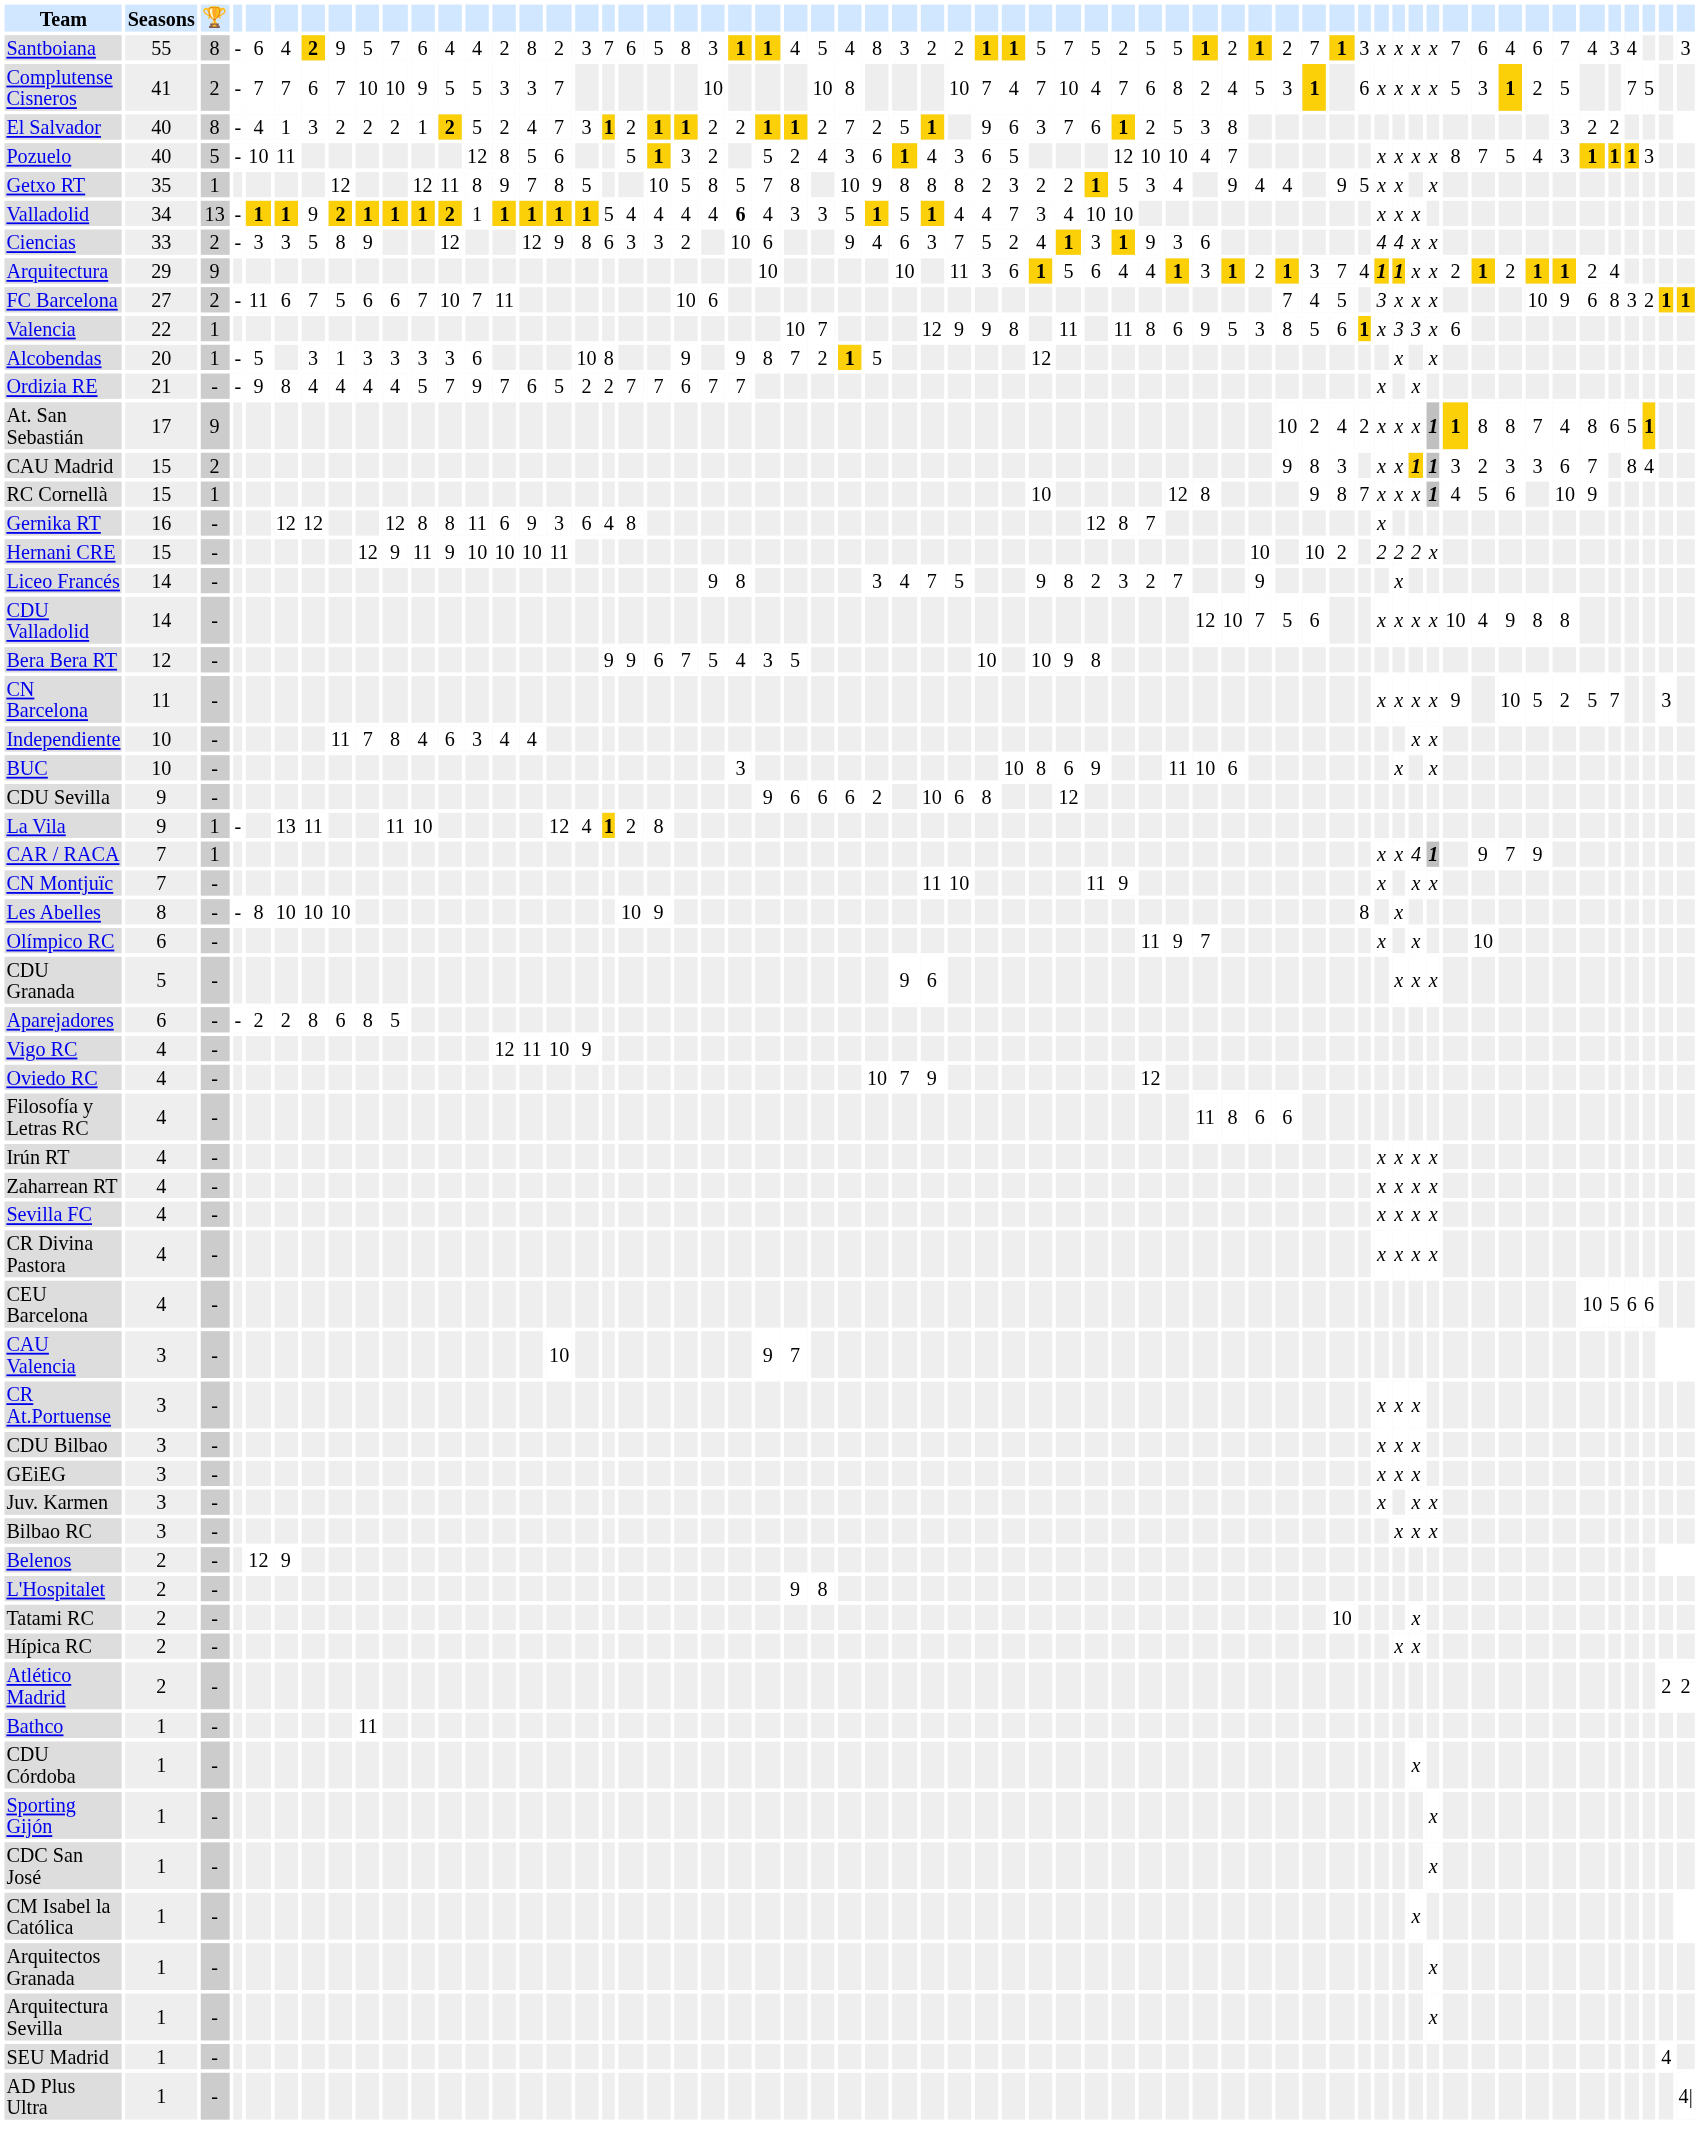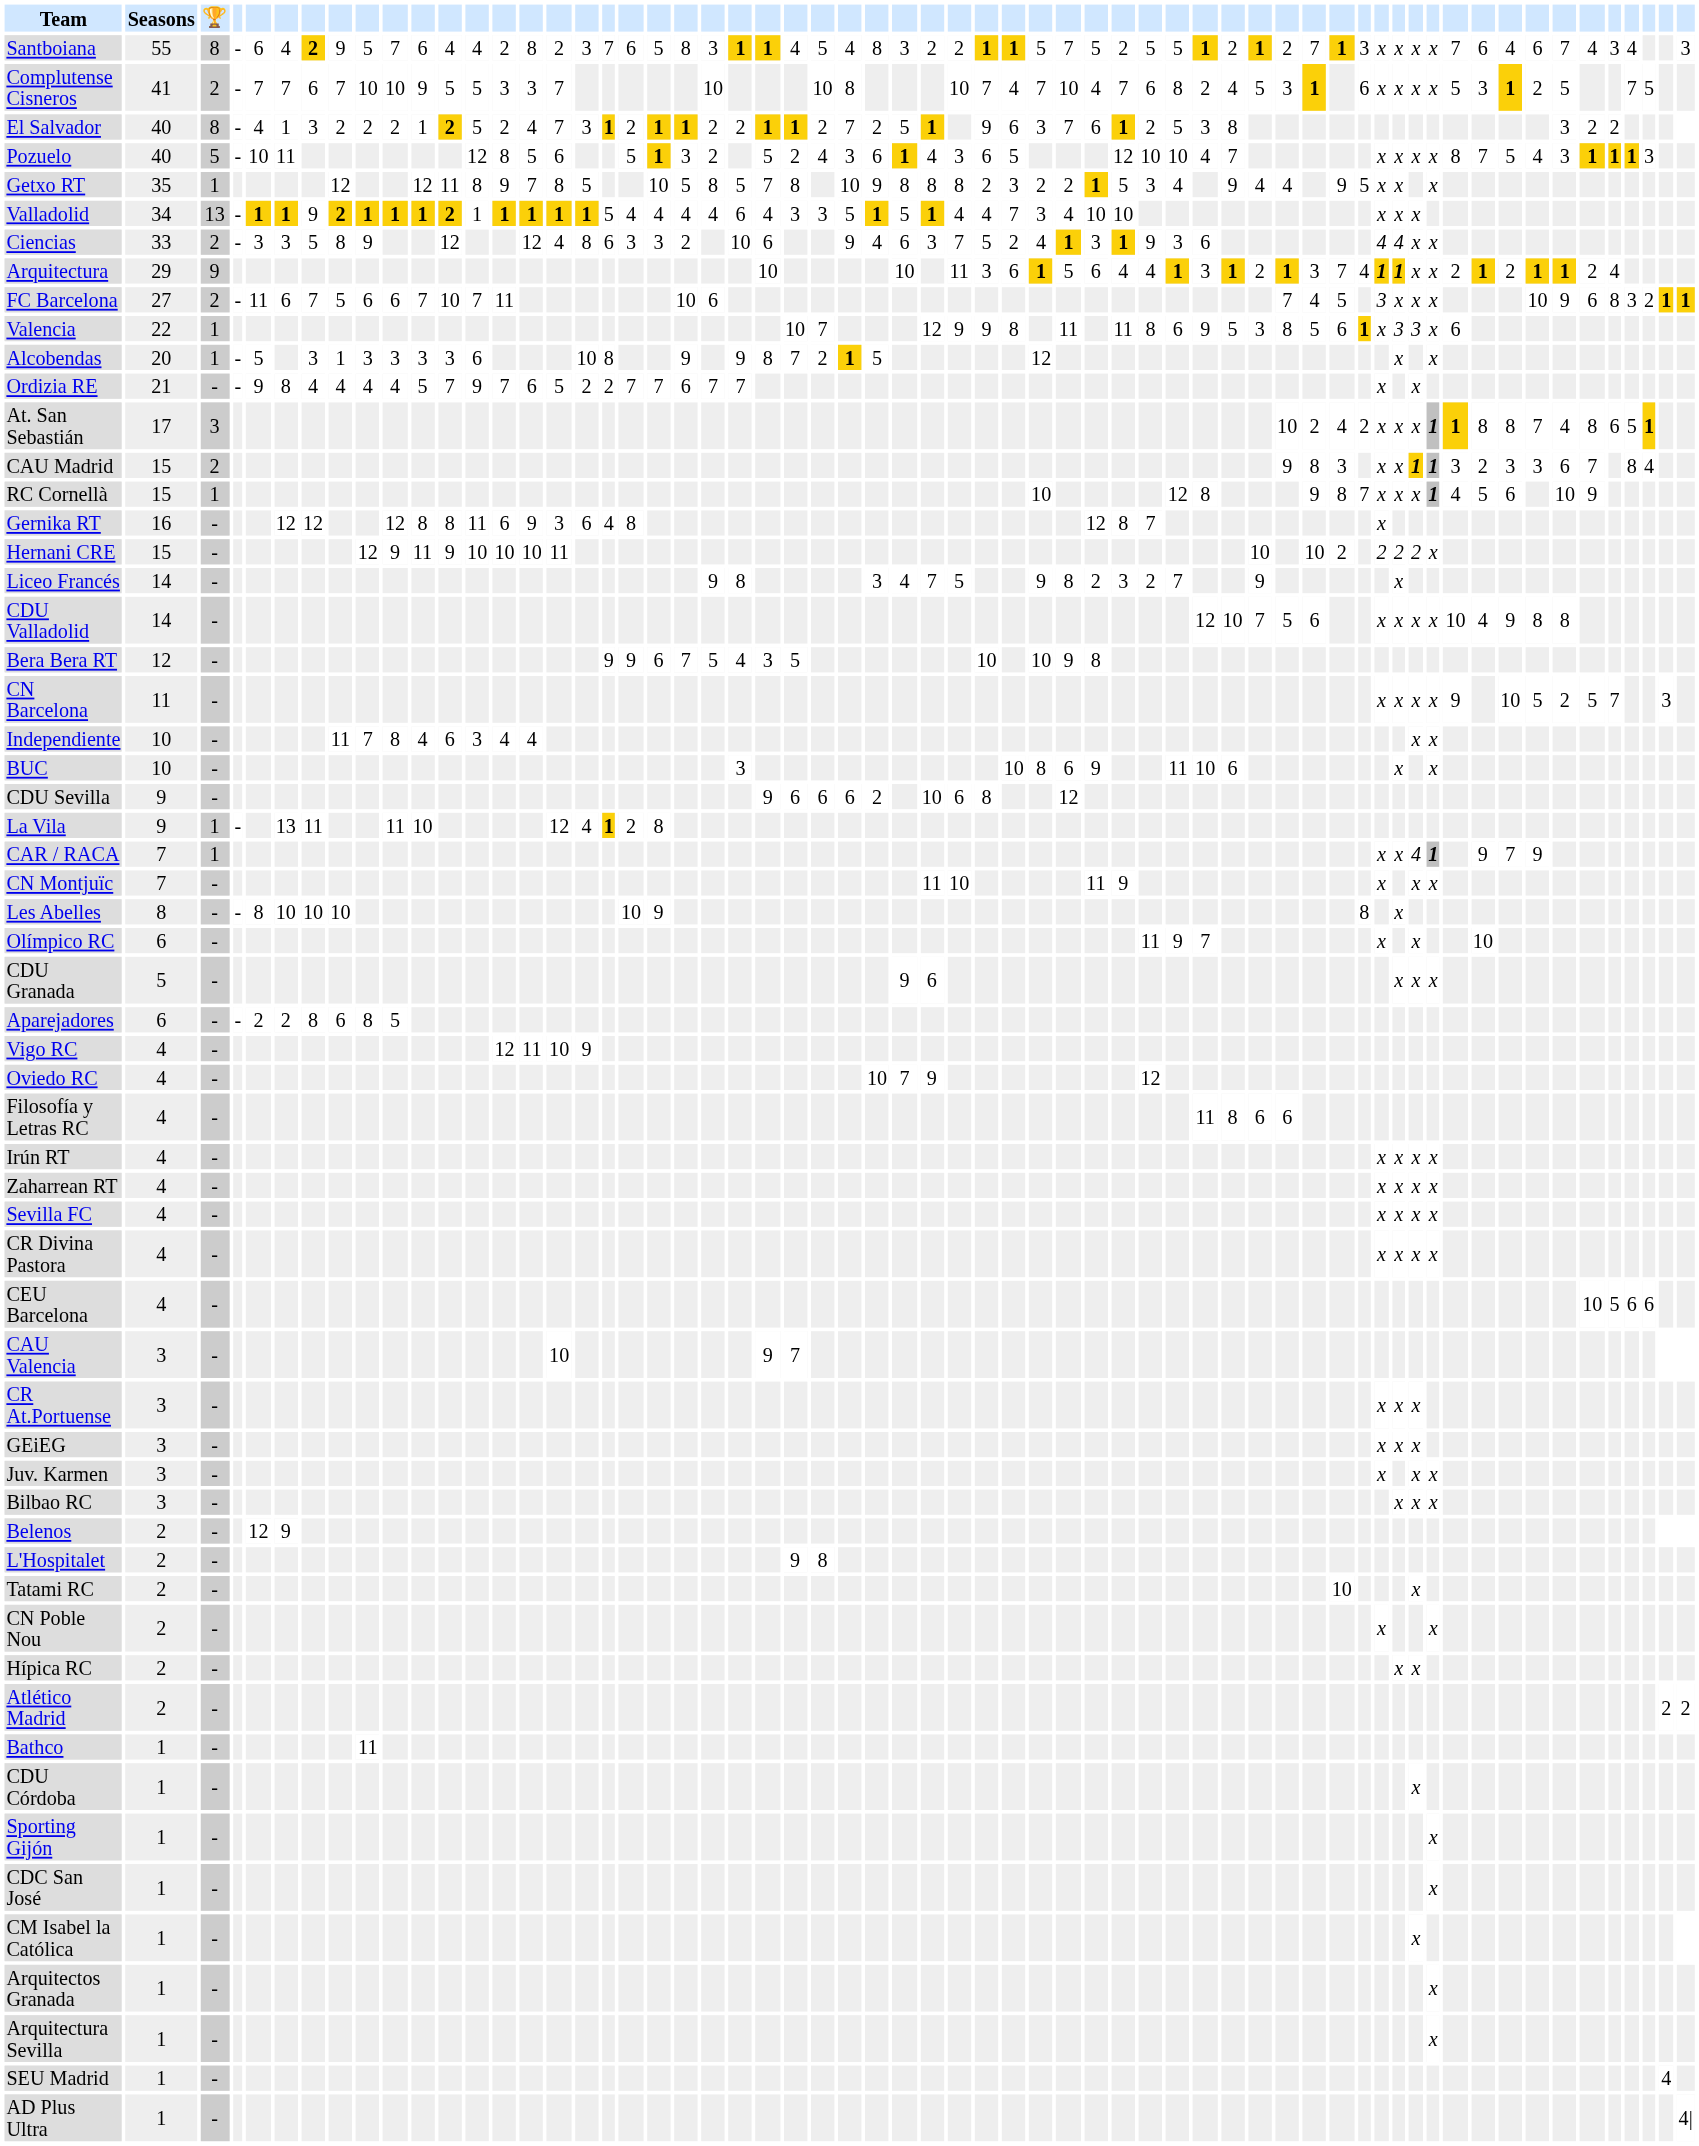(740, 213) bold -> (740, 213) normal
(559, 242) 9 -> (559, 242) 4
(215, 426) 9 -> (215, 426) 3
- row: (57, 1445)
+ row: (46, 1628)
